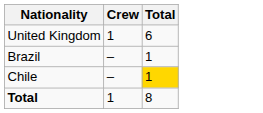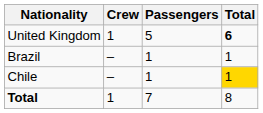+ column: (182, 14)
(149, 35) normal -> (228, 35) bold
